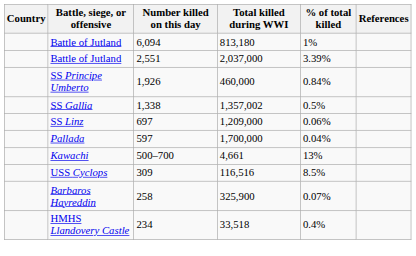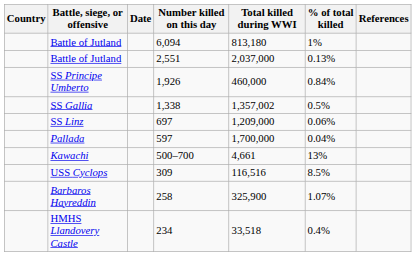+ column: (141, 19)
(317, 59) 3.39% -> (321, 59) 0.13%
(317, 196) 0.07% -> (321, 196) 1.07%
